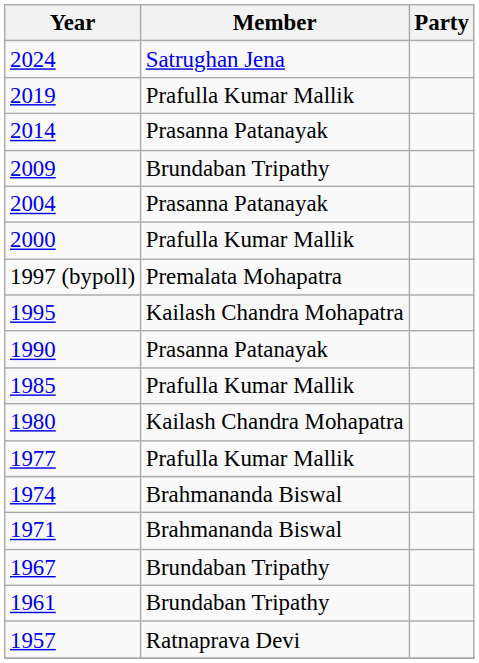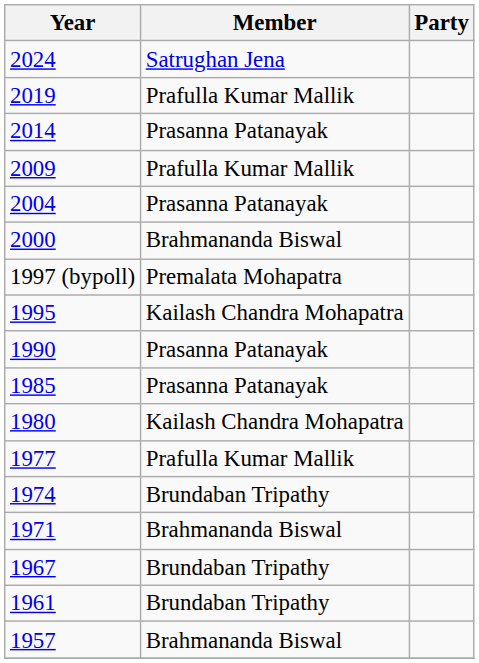(238, 167) Brundaban Tripathy -> (250, 167) Prafulla Kumar Mallik
(250, 240) Prafulla Kumar Mallik -> (244, 240) Brahmananda Biswal
(250, 385) Prafulla Kumar Mallik -> (237, 385) Prasanna Patanayak
(244, 494) Brahmananda Biswal -> (238, 494) Brundaban Tripathy
(223, 639) Ratnaprava Devi -> (244, 639) Brahmananda Biswal
